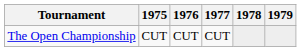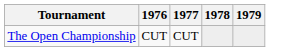- column: (154, 15)
